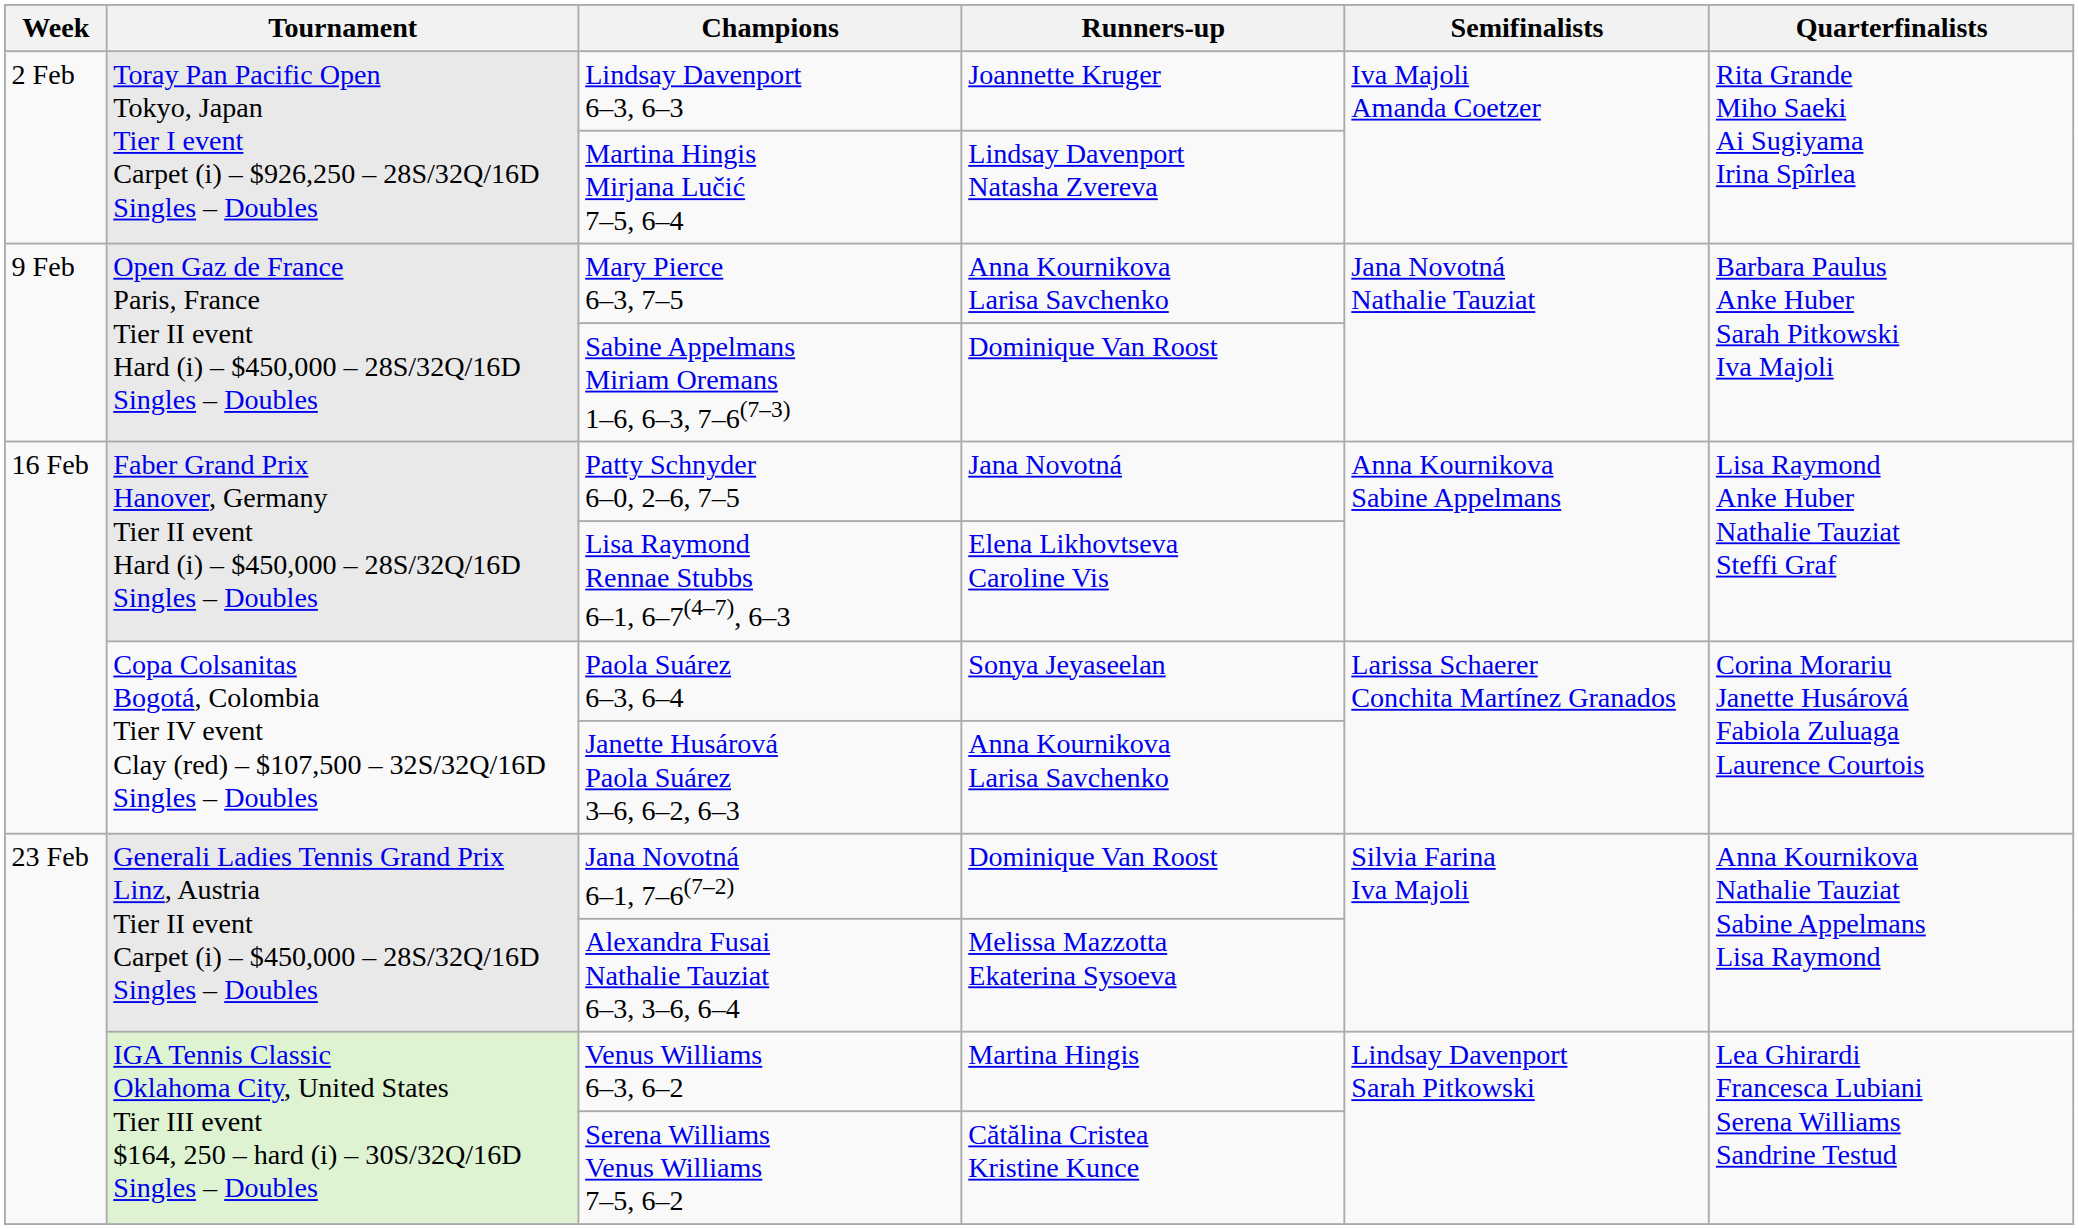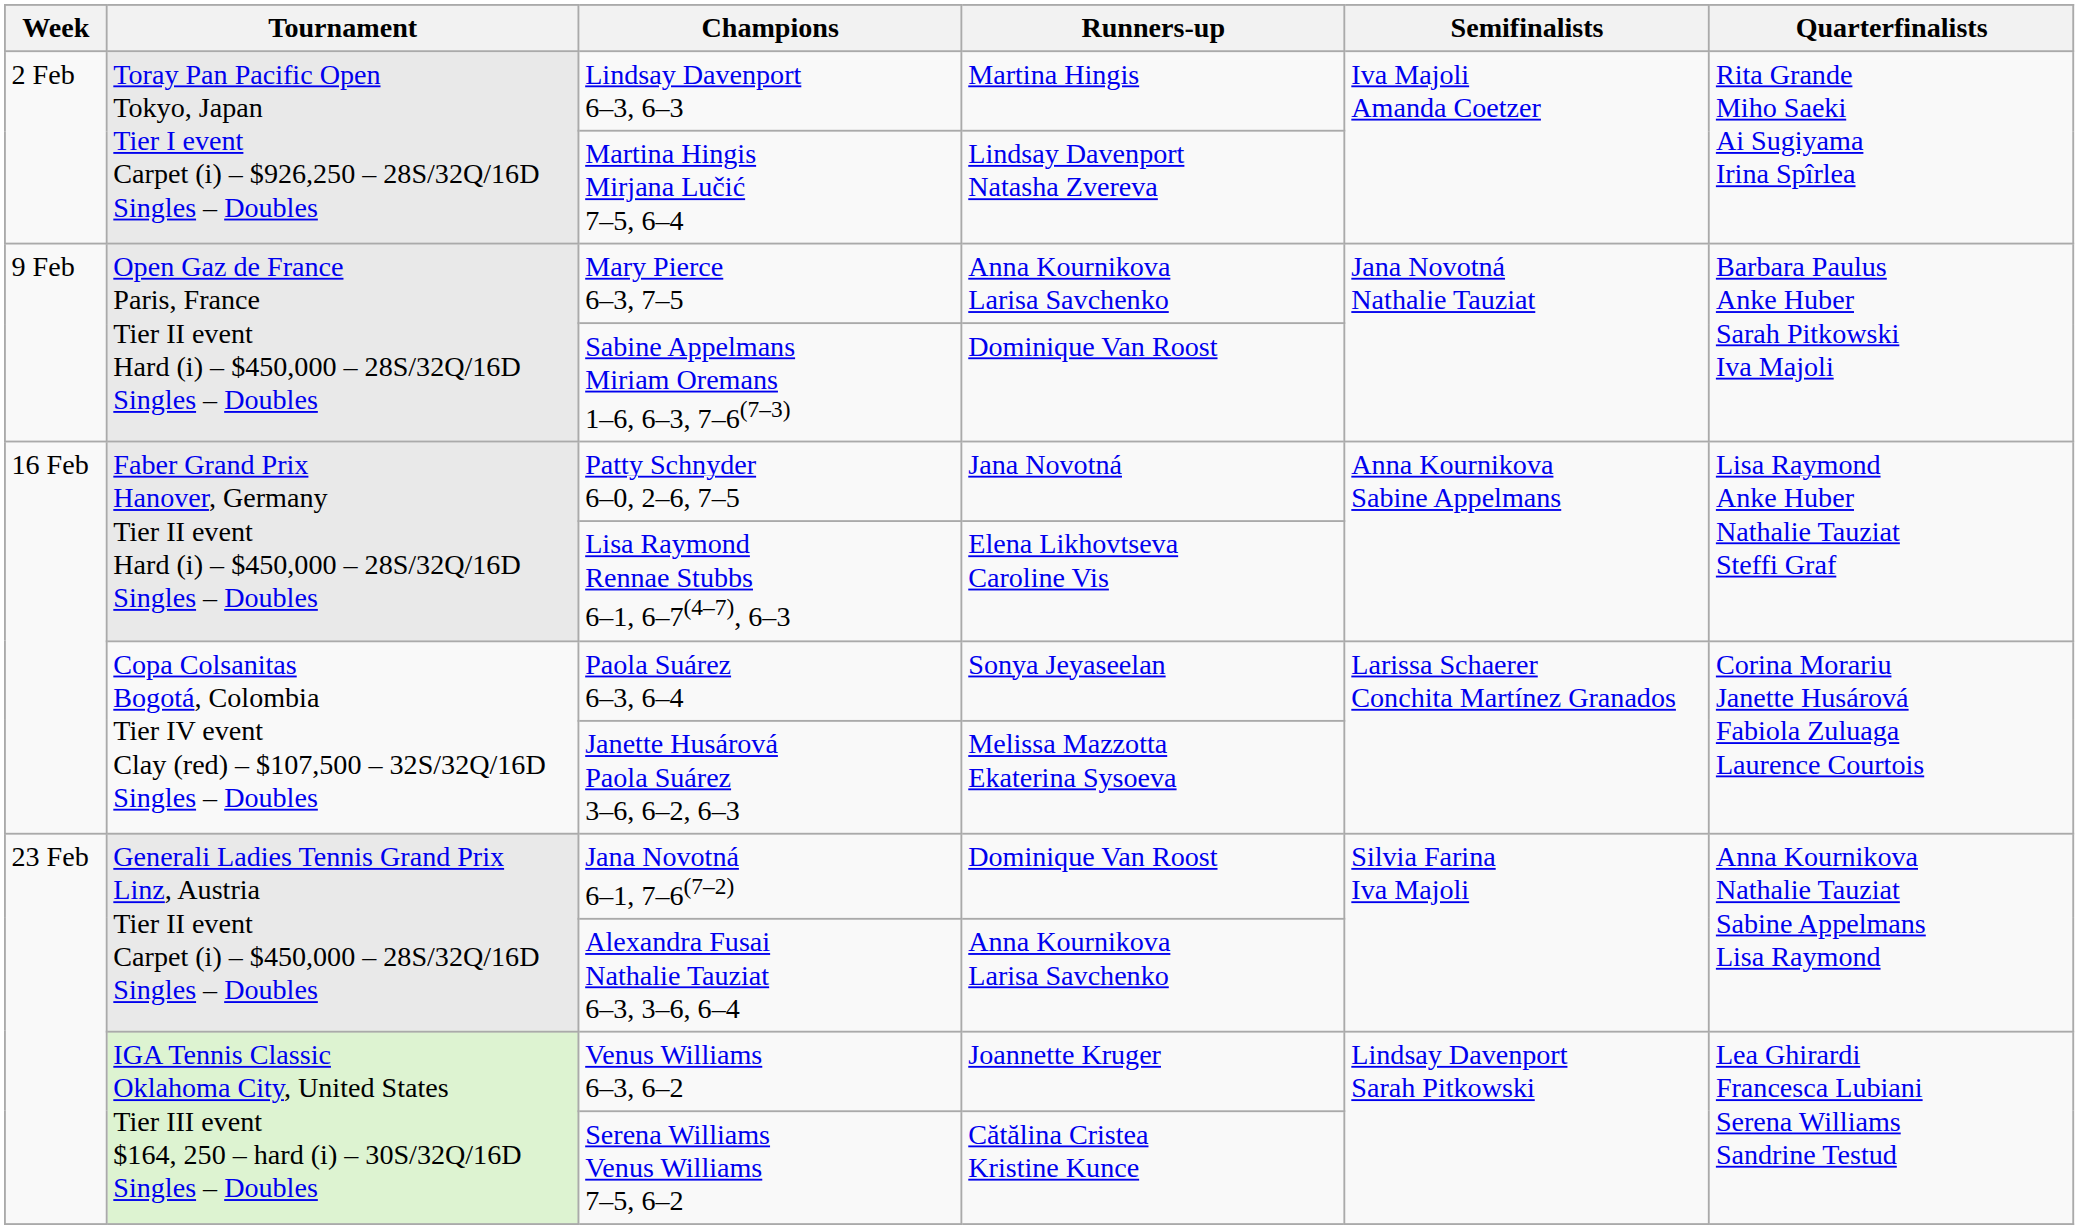(1065, 74) Joannette Kruger -> (1054, 74) Martina Hingis
(1069, 759) Anna Kournikova Larisa Savchenko -> (1072, 759) Melissa Mazzotta Ekaterina Sysoeva
(1072, 958) Melissa Mazzotta Ekaterina Sysoeva -> (1069, 958) Anna Kournikova Larisa Savchenko
(1054, 1054) Martina Hingis -> (1065, 1054) Joannette Kruger
